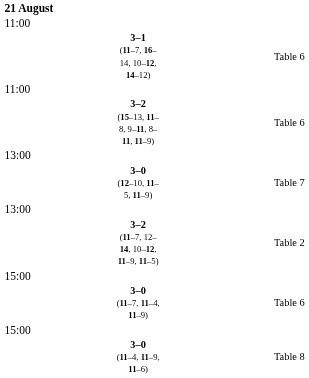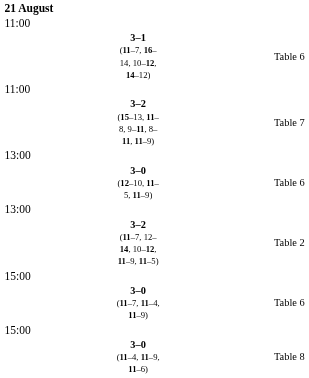(289, 122) Table 6 -> (289, 122) Table 7
(289, 182) Table 7 -> (289, 182) Table 6
